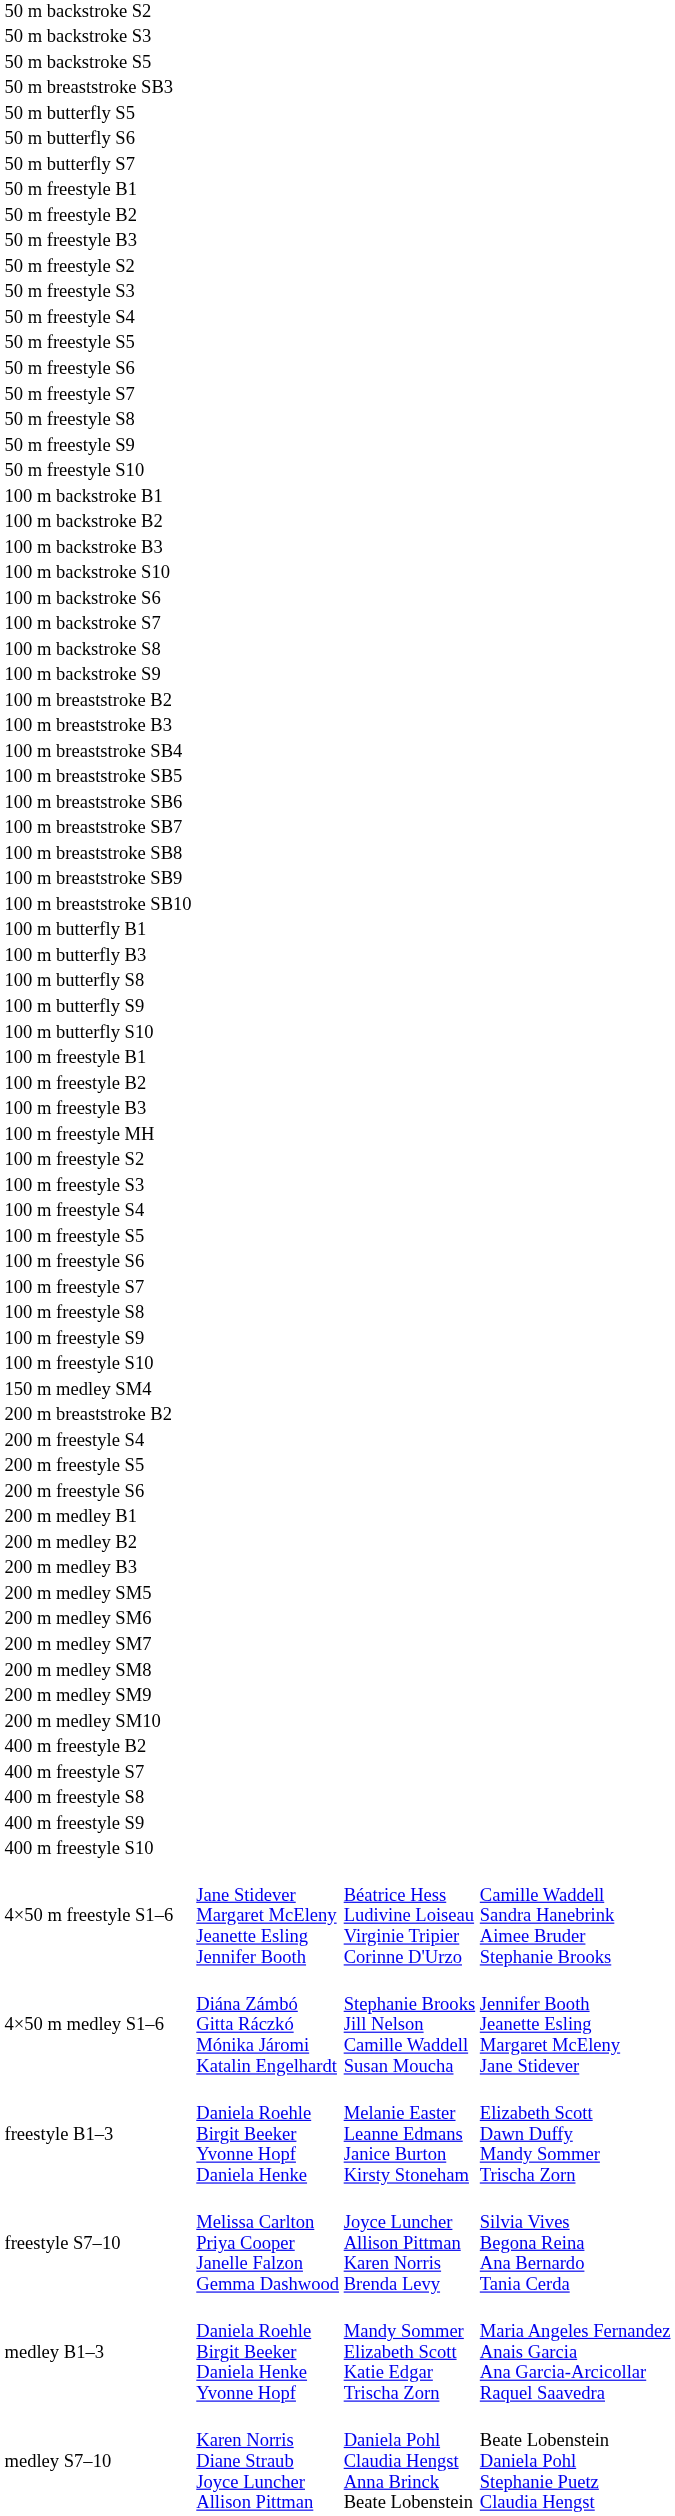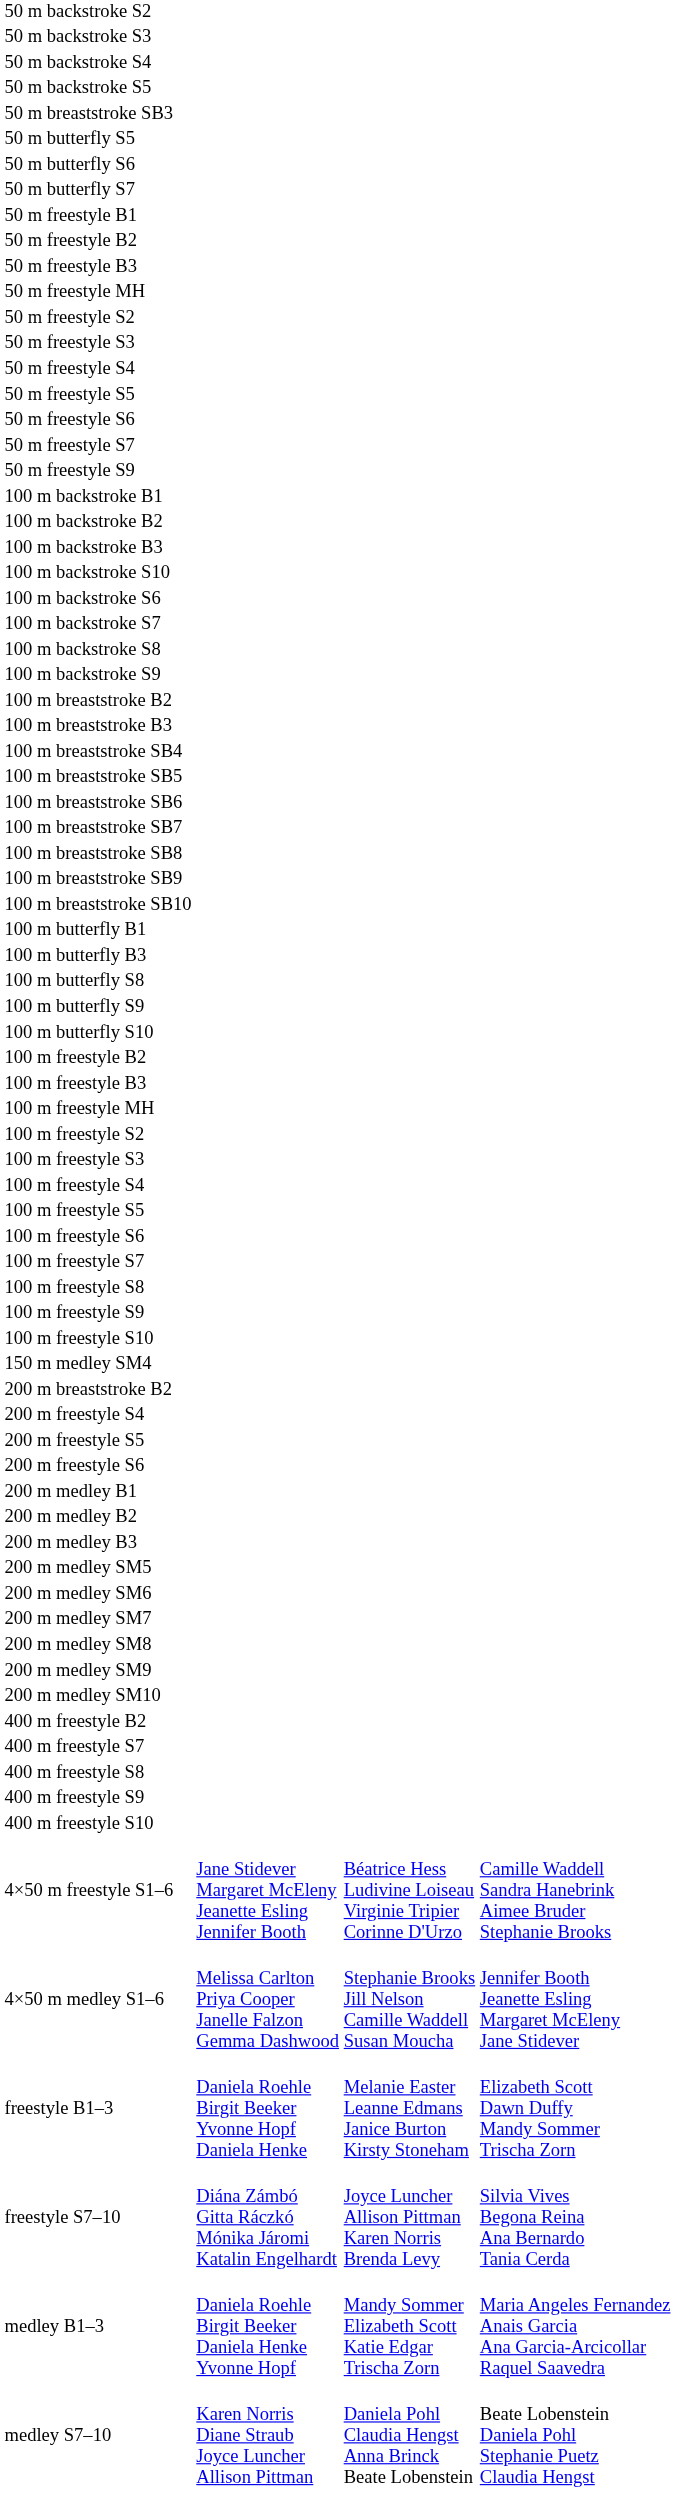+ row: (78, 61)
+ row: (75, 291)
- row: (70, 419)
- row: (74, 470)
- row: (75, 1057)
(267, 2035) Diána Zámbó Gitta Ráczkó Mónika Járomi Katalin Engelhardt -> (268, 2009) Melissa Carlton Priya Cooper Janelle Falzon Gemma Dashwood
(268, 2253) Melissa Carlton Priya Cooper Janelle Falzon Gemma Dashwood -> (267, 2227) Diána Zámbó Gitta Ráczkó Mónika Járomi Katalin Engelhardt
